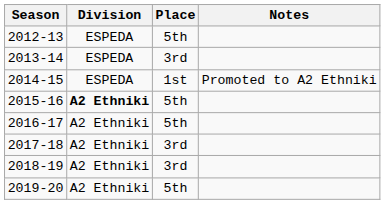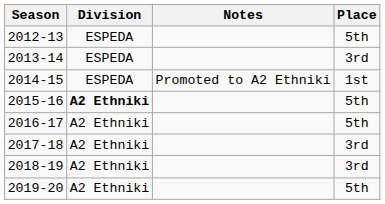columns swapped: (175, 15) <-> (289, 15)
